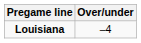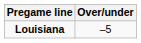(106, 29) –4 -> (106, 29) –5
